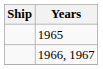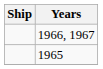rows swapped: (66, 54) <-> (50, 34)
